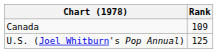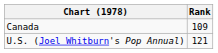(200, 41) 125 -> (200, 41) 121
